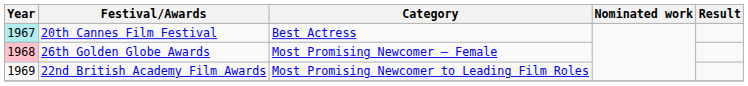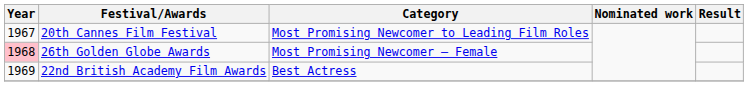(21, 33) paleturquoise background -> (21, 33) no background
(314, 33) Best Actress -> (430, 33) Most Promising Newcomer to Leading Film Roles
(430, 71) Most Promising Newcomer to Leading Film Roles -> (314, 71) Best Actress
